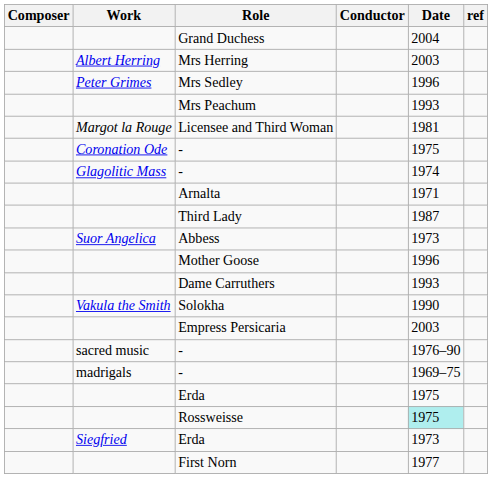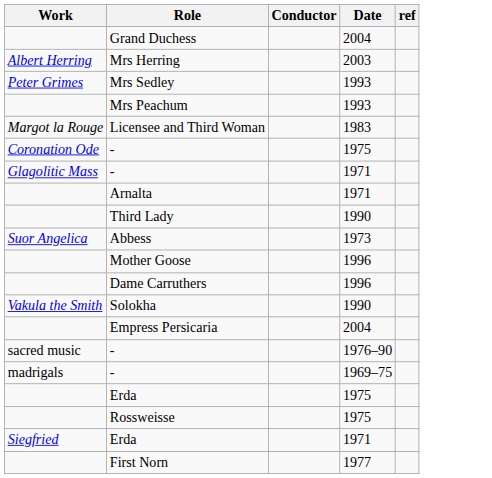- column: (39, 15)
(425, 82) 1996 -> (357, 82) 1993
(425, 127) 1981 -> (357, 127) 1983
(425, 171) 1974 -> (357, 171) 1971
(425, 216) 1987 -> (357, 216) 1990
(425, 283) 1993 -> (357, 283) 1996
(425, 328) 2003 -> (357, 328) 2004
(425, 417) paleturquoise background -> (357, 417) no background
(425, 439) 1973 -> (357, 439) 1971
